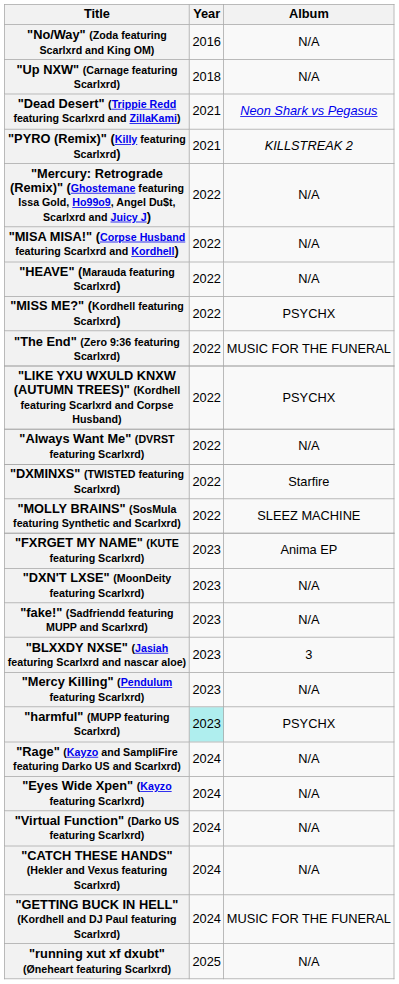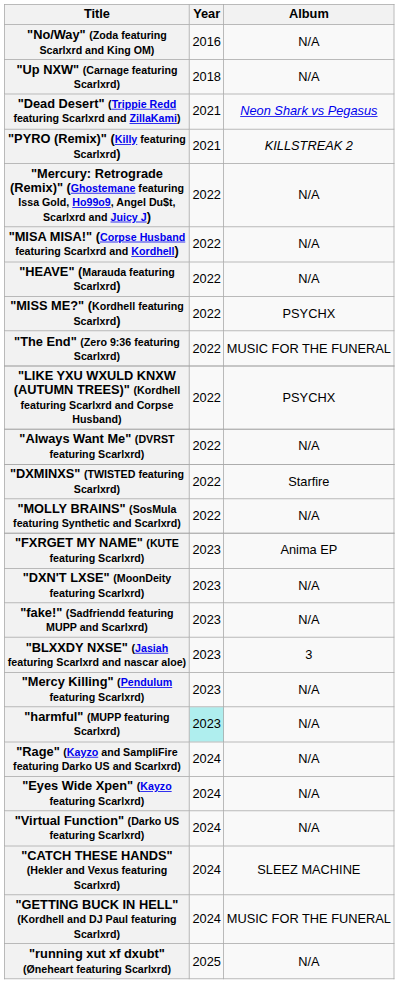(309, 516) SLEEZ MACHINE -> (309, 516) N/A
(309, 724) PSYCHX -> (309, 724) N/A
(309, 870) N/A -> (309, 870) SLEEZ MACHINE
